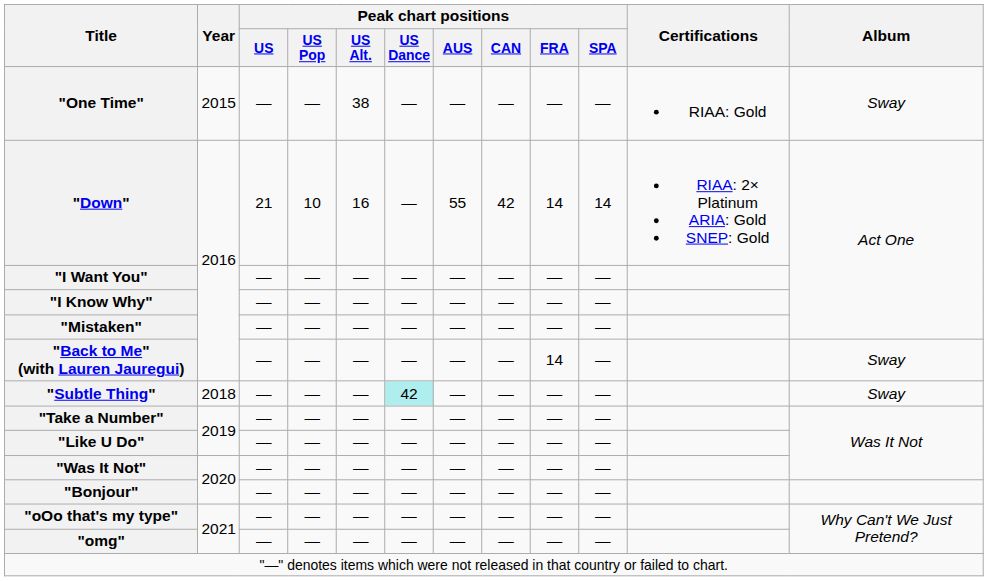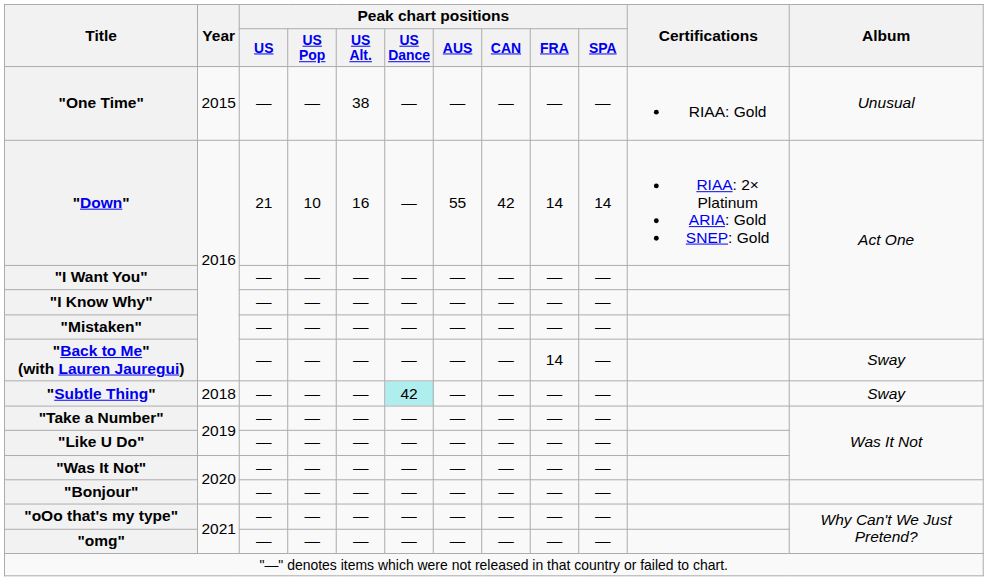(886, 103) Sway -> (886, 103) Unusual
